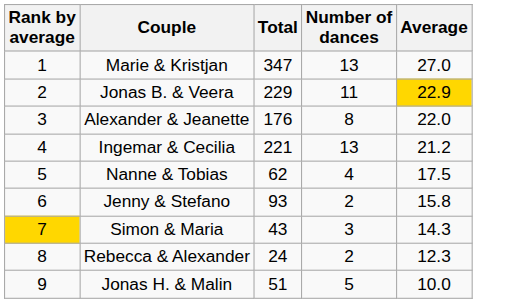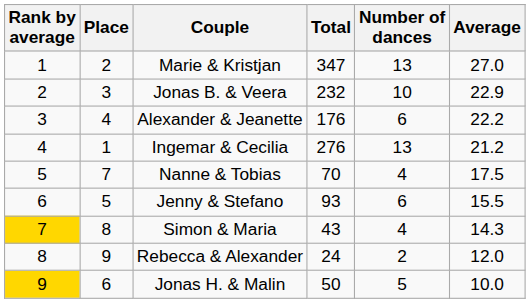+ column: (106, 27)
(278, 92) 229 -> (331, 92) 232
(349, 92) 11 -> (402, 92) 10
(434, 92) gold background -> (487, 92) no background
(349, 119) 8 -> (402, 119) 6
(434, 119) 22.0 -> (487, 119) 22.2
(278, 147) 221 -> (331, 147) 276
(278, 174) 62 -> (331, 174) 70
(349, 202) 2 -> (402, 202) 6
(434, 202) 15.8 -> (487, 202) 15.5
(349, 229) 3 -> (402, 229) 4
(434, 256) 12.3 -> (487, 256) 12.0
(42, 284) no background -> (42, 284) gold background
(278, 284) 51 -> (331, 284) 50
